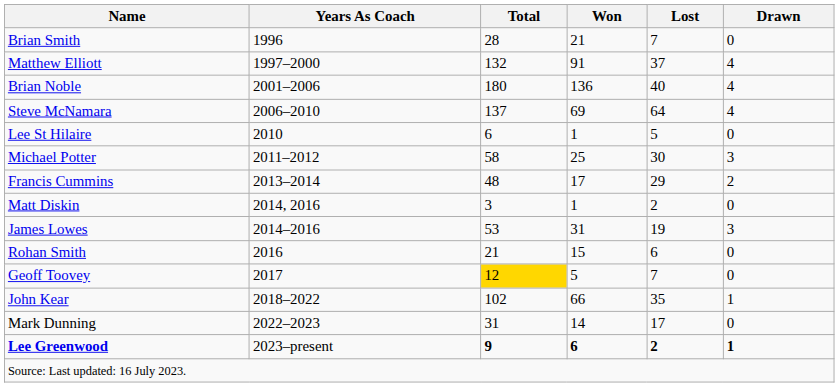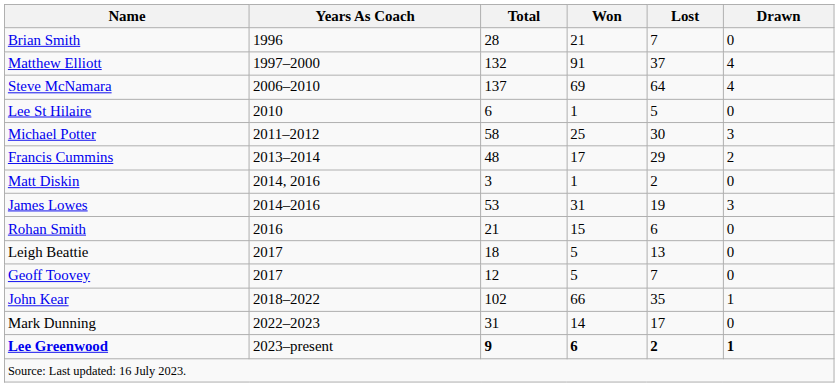- row: (44, 87)
+ row: (48, 252)
(492, 275) gold background -> (492, 275) no background
